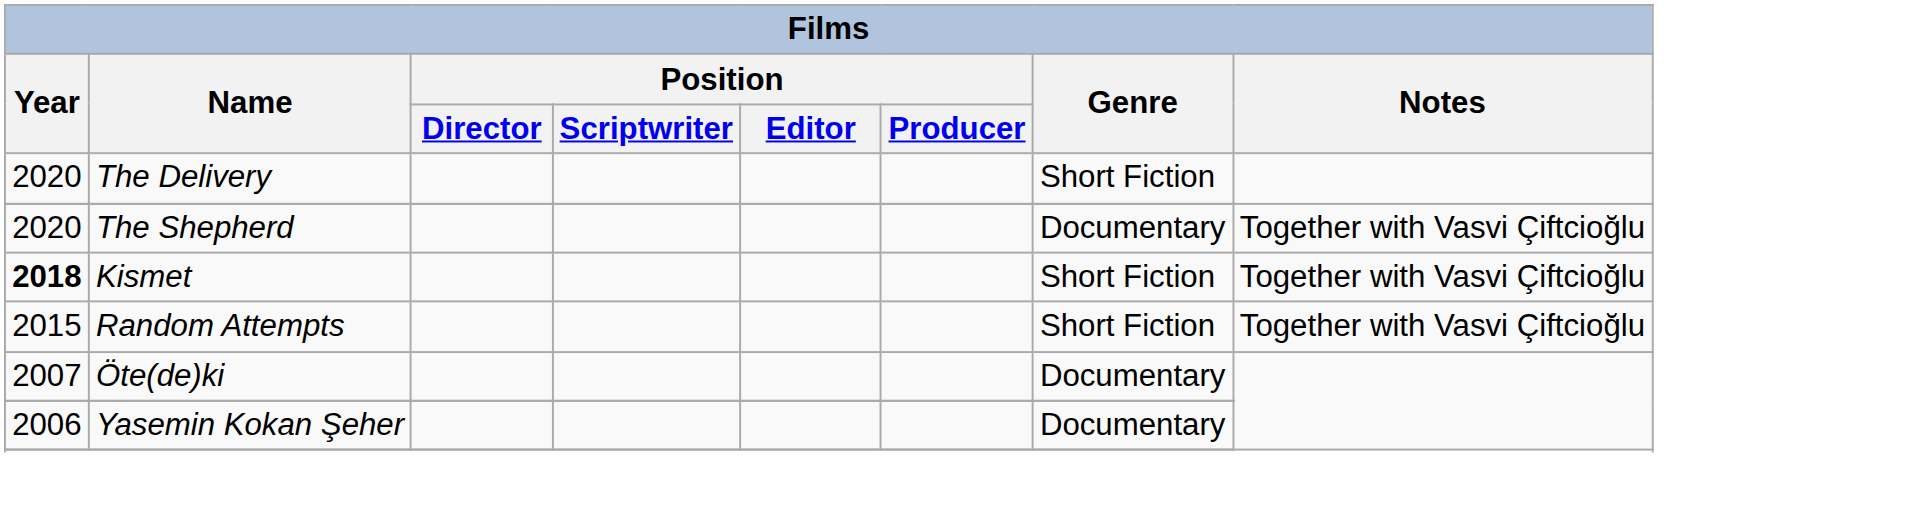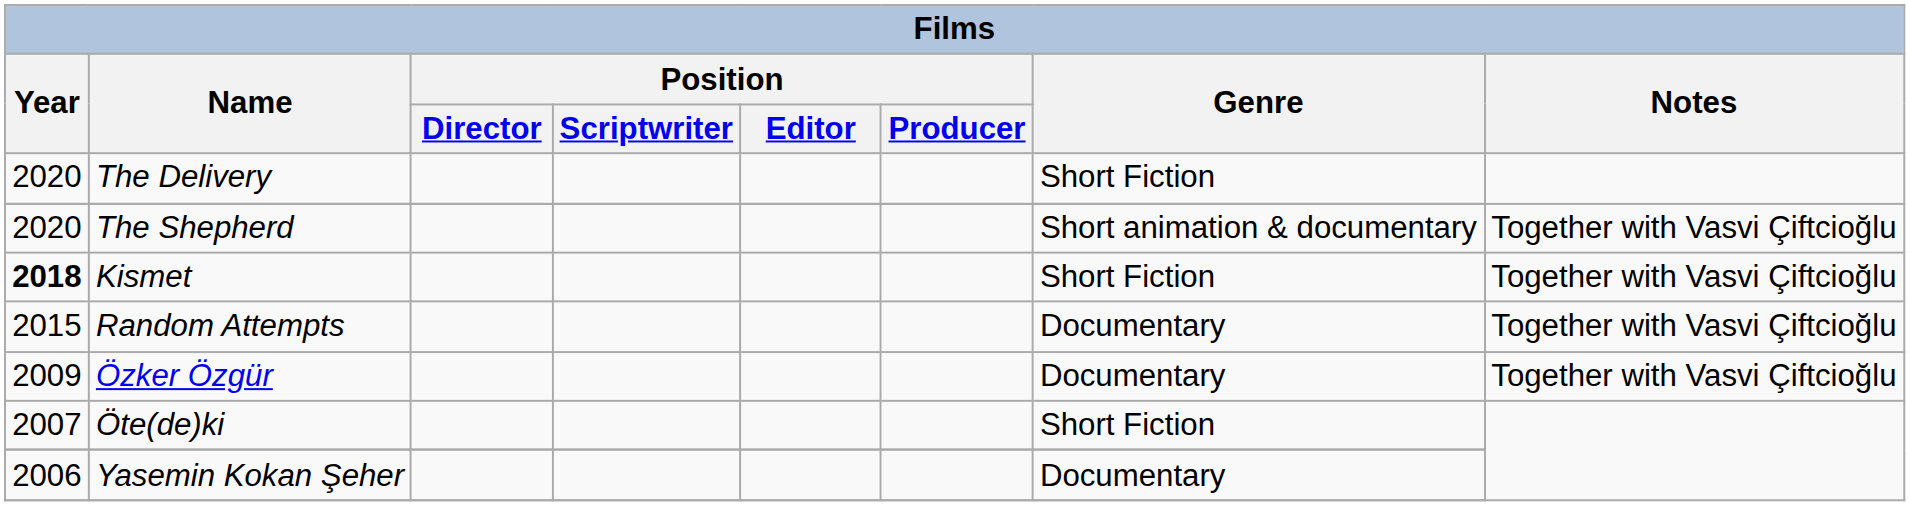(1133, 227) Documentary -> (1258, 227) Short animation & documentary
(1127, 326) Short Fiction -> (1133, 326) Documentary
+ row: (184, 375)
(1133, 375) Documentary -> (1127, 425) Short Fiction
